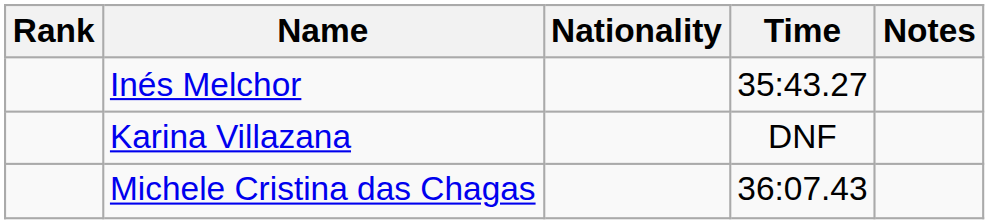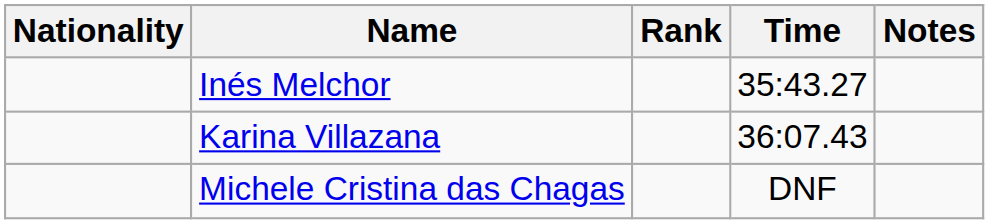columns swapped: (54, 31) <-> (636, 31)
(802, 137) DNF -> (802, 137) 36:07.43
(802, 190) 36:07.43 -> (802, 190) DNF
